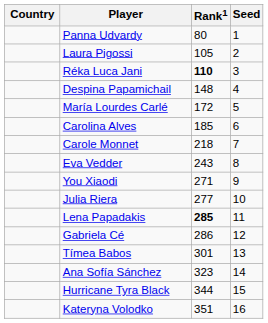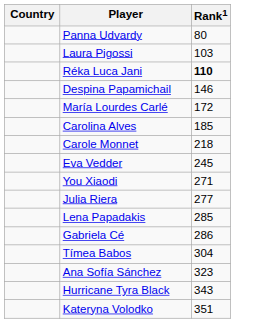- column: (247, 15)
(204, 53) 105 -> (204, 53) 103
(204, 89) 148 -> (204, 89) 146
(204, 162) 243 -> (204, 162) 245
(204, 217) bold -> (204, 217) normal
(204, 254) 301 -> (204, 254) 304
(204, 290) 344 -> (204, 290) 343
